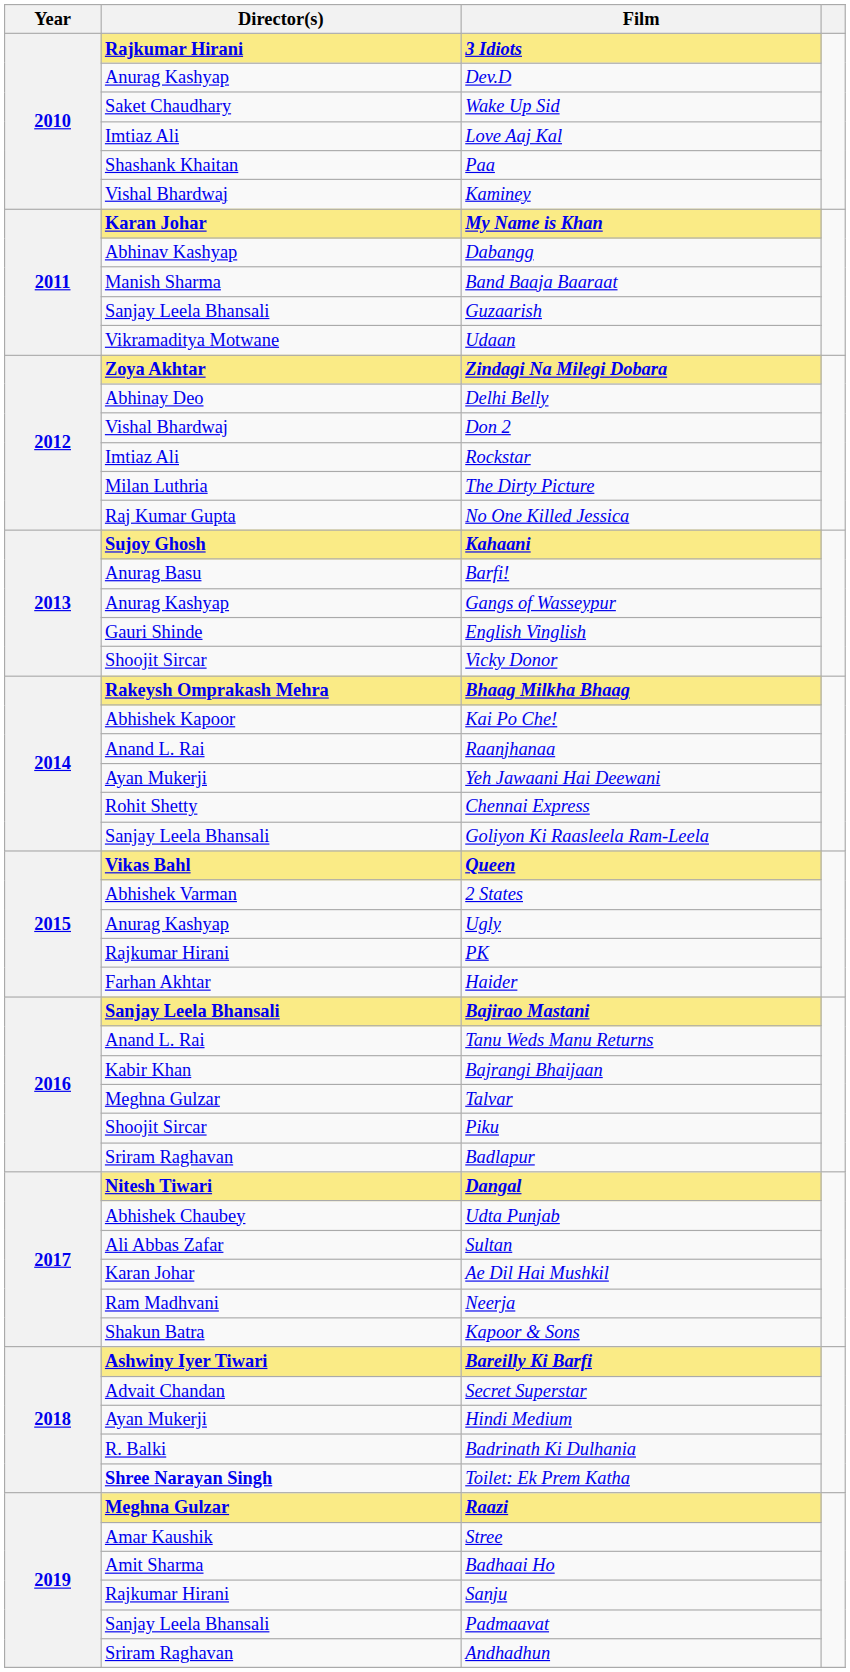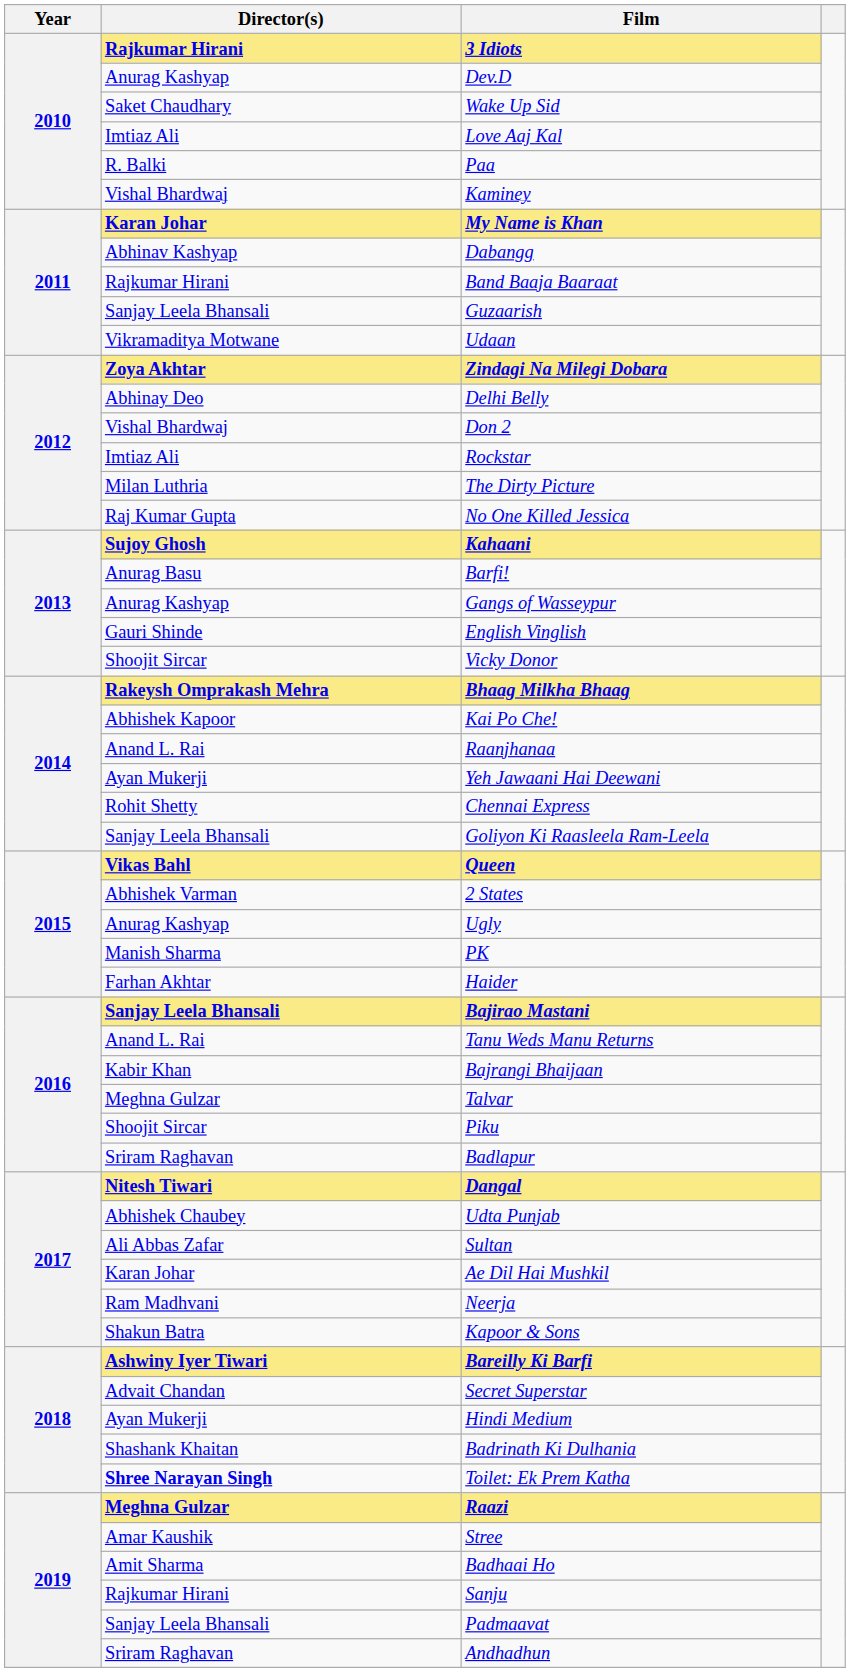(172, 164) Shashank Khaitan -> (136, 164) R. Balki
(163, 281) Manish Sharma -> (167, 281) Rajkumar Hirani
(167, 952) Rajkumar Hirani -> (163, 952) Manish Sharma
(136, 1448) R. Balki -> (172, 1448) Shashank Khaitan
